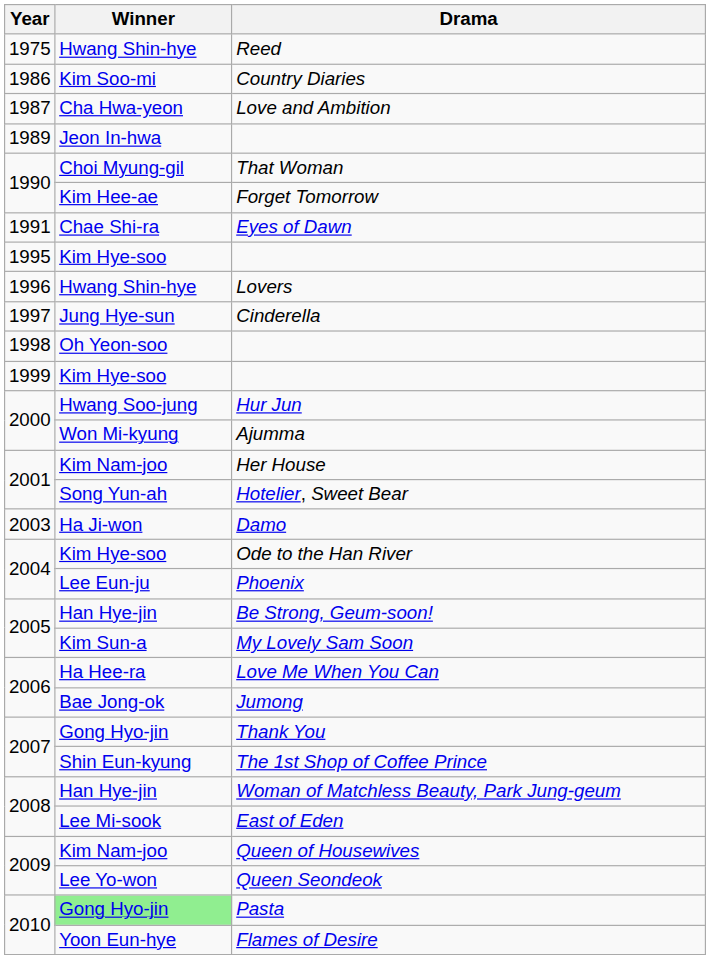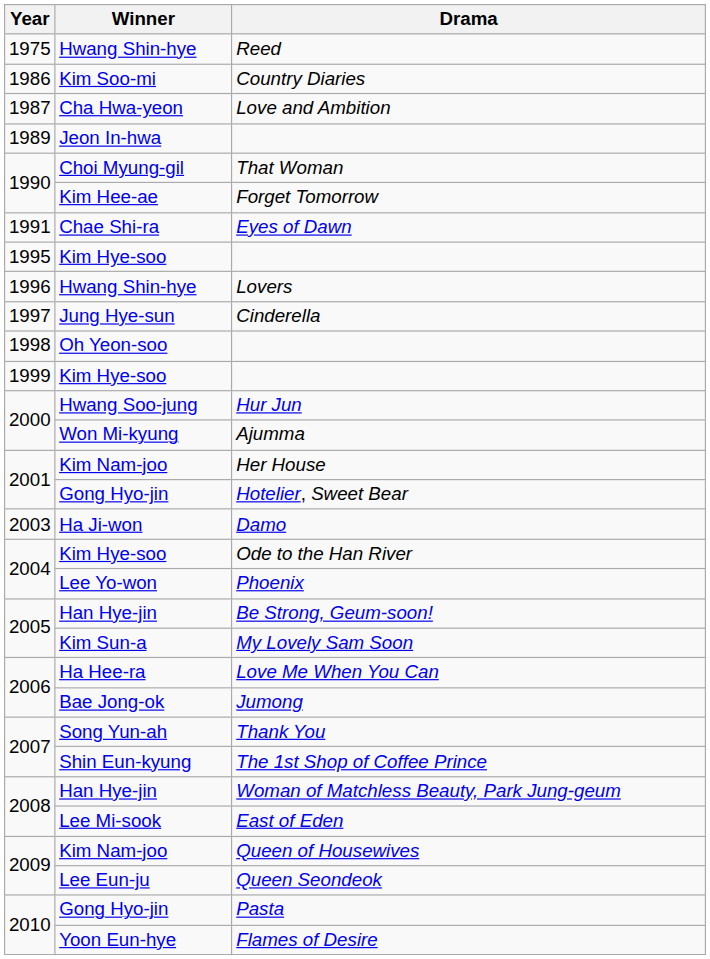(113, 494) Song Yun-ah -> (114, 494) Gong Hyo-jin
(104, 583) Lee Eun-ju -> (108, 583) Lee Yo-won
(114, 731) Gong Hyo-jin -> (113, 731) Song Yun-ah
(108, 880) Lee Yo-won -> (104, 880) Lee Eun-ju
(114, 910) lightgreen background -> (114, 910) no background
